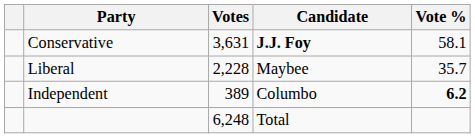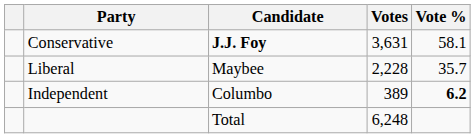columns swapped: (332, 17) <-> (231, 17)
